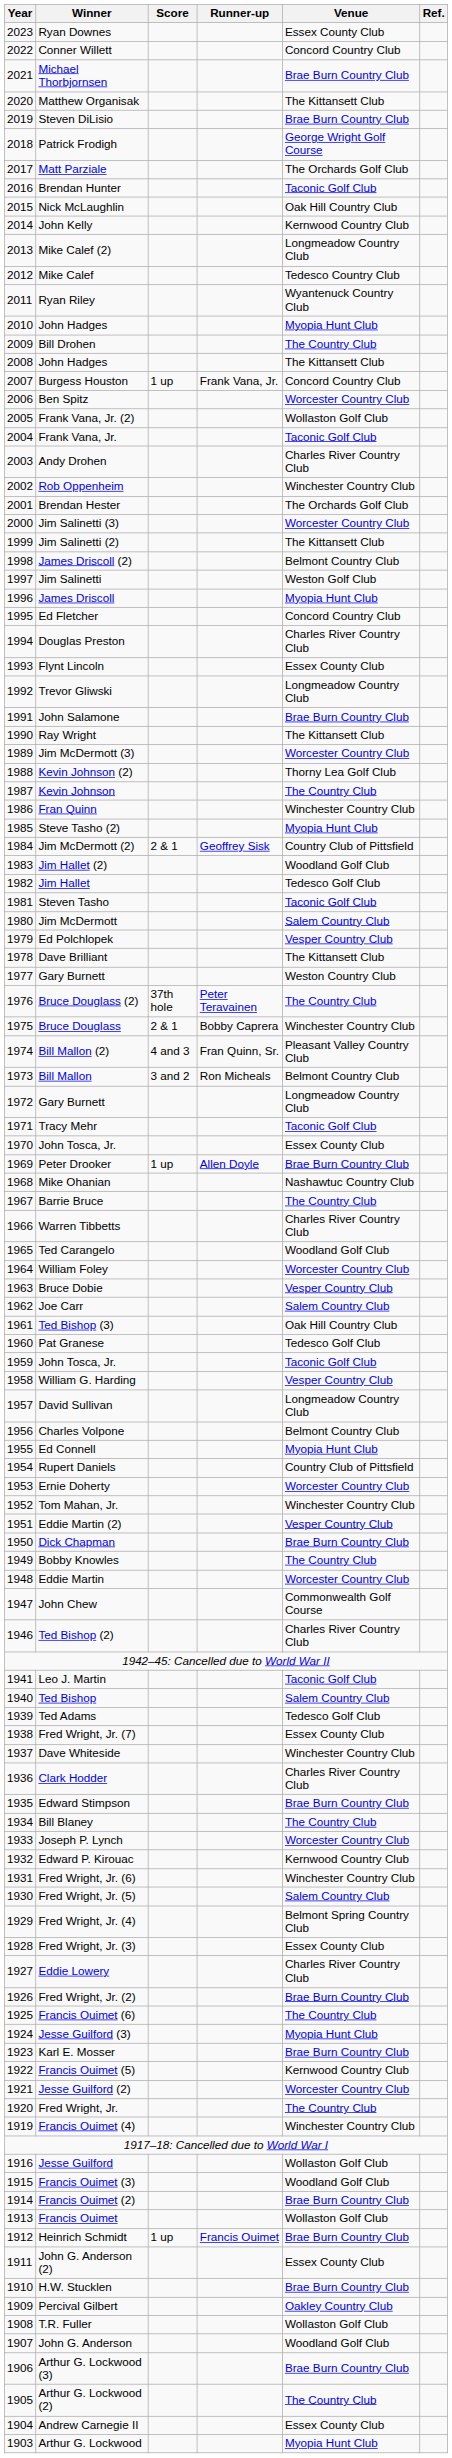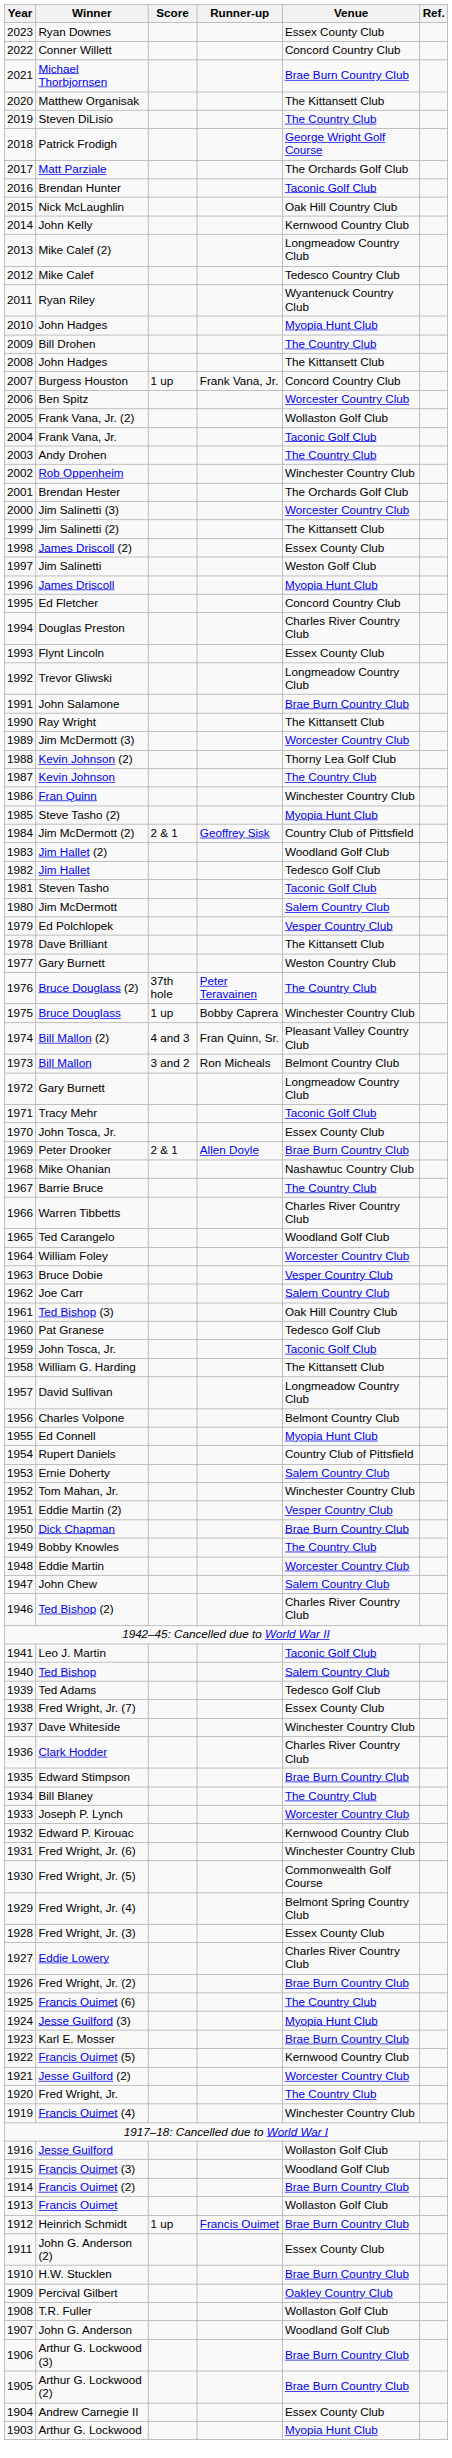(347, 119) Brae Burn Country Club -> (331, 119) The Country Club
(342, 461) Charles River Country Club -> (331, 455) The Country Club
(342, 561) Belmont Country Club -> (335, 547) Essex County Club
(164, 1026) 2 & 1 -> (162, 1013) 1 up
(162, 1163) 1 up -> (164, 1150) 2 & 1
(339, 1380) Vesper Country Club -> (335, 1367) The Kittansett Club
(347, 1486) Worcester Country Club -> (337, 1473) Salem Country Club
(338, 1604) Commonwealth Golf Course -> (337, 1584) Salem Country Club
(337, 1896) Salem Country Club -> (338, 1876) Commonwealth Golf Course
(331, 2400) The Country Club -> (347, 2387) Brae Burn Country Club
